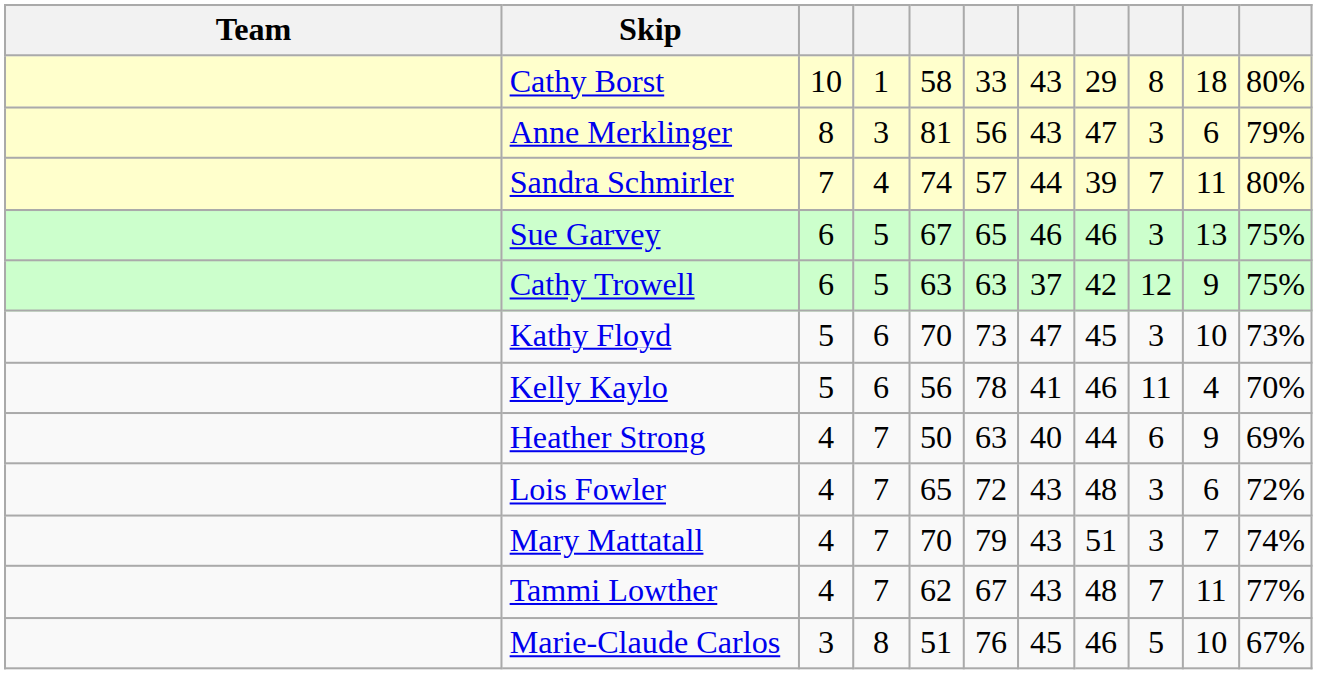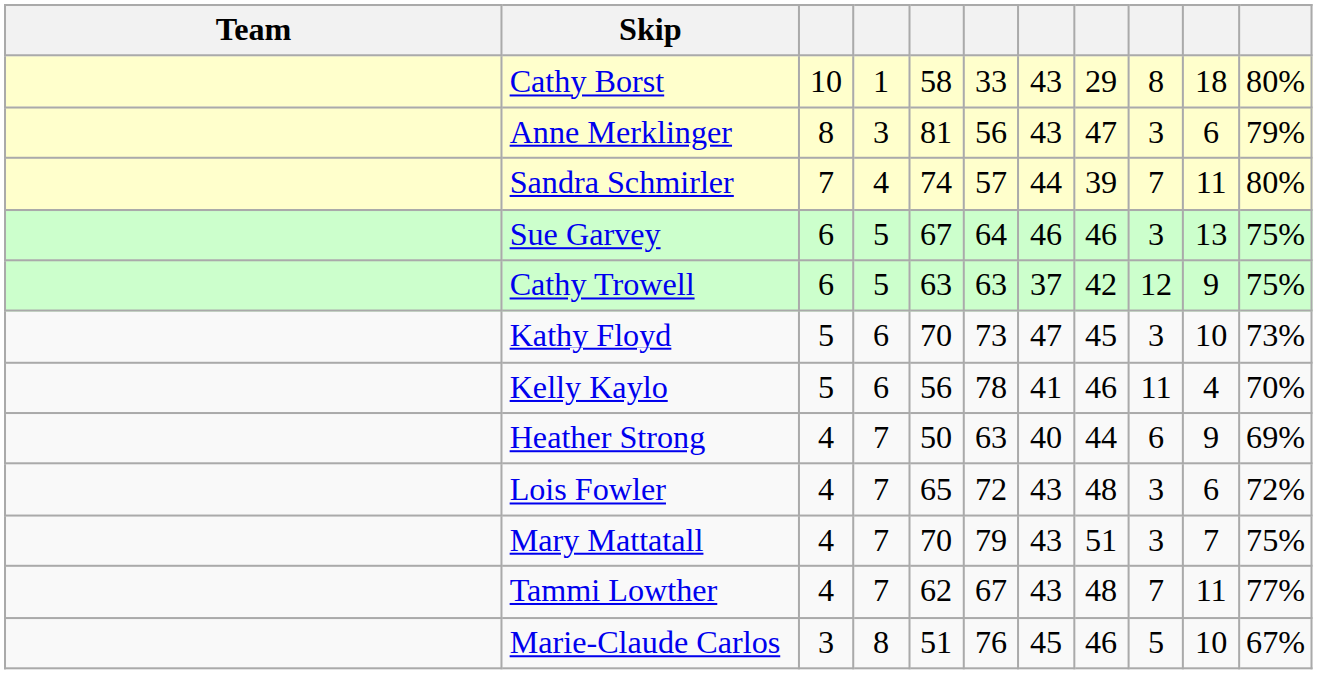(991, 234) 65 -> (991, 234) 64
(1276, 540) 74% -> (1276, 540) 75%
